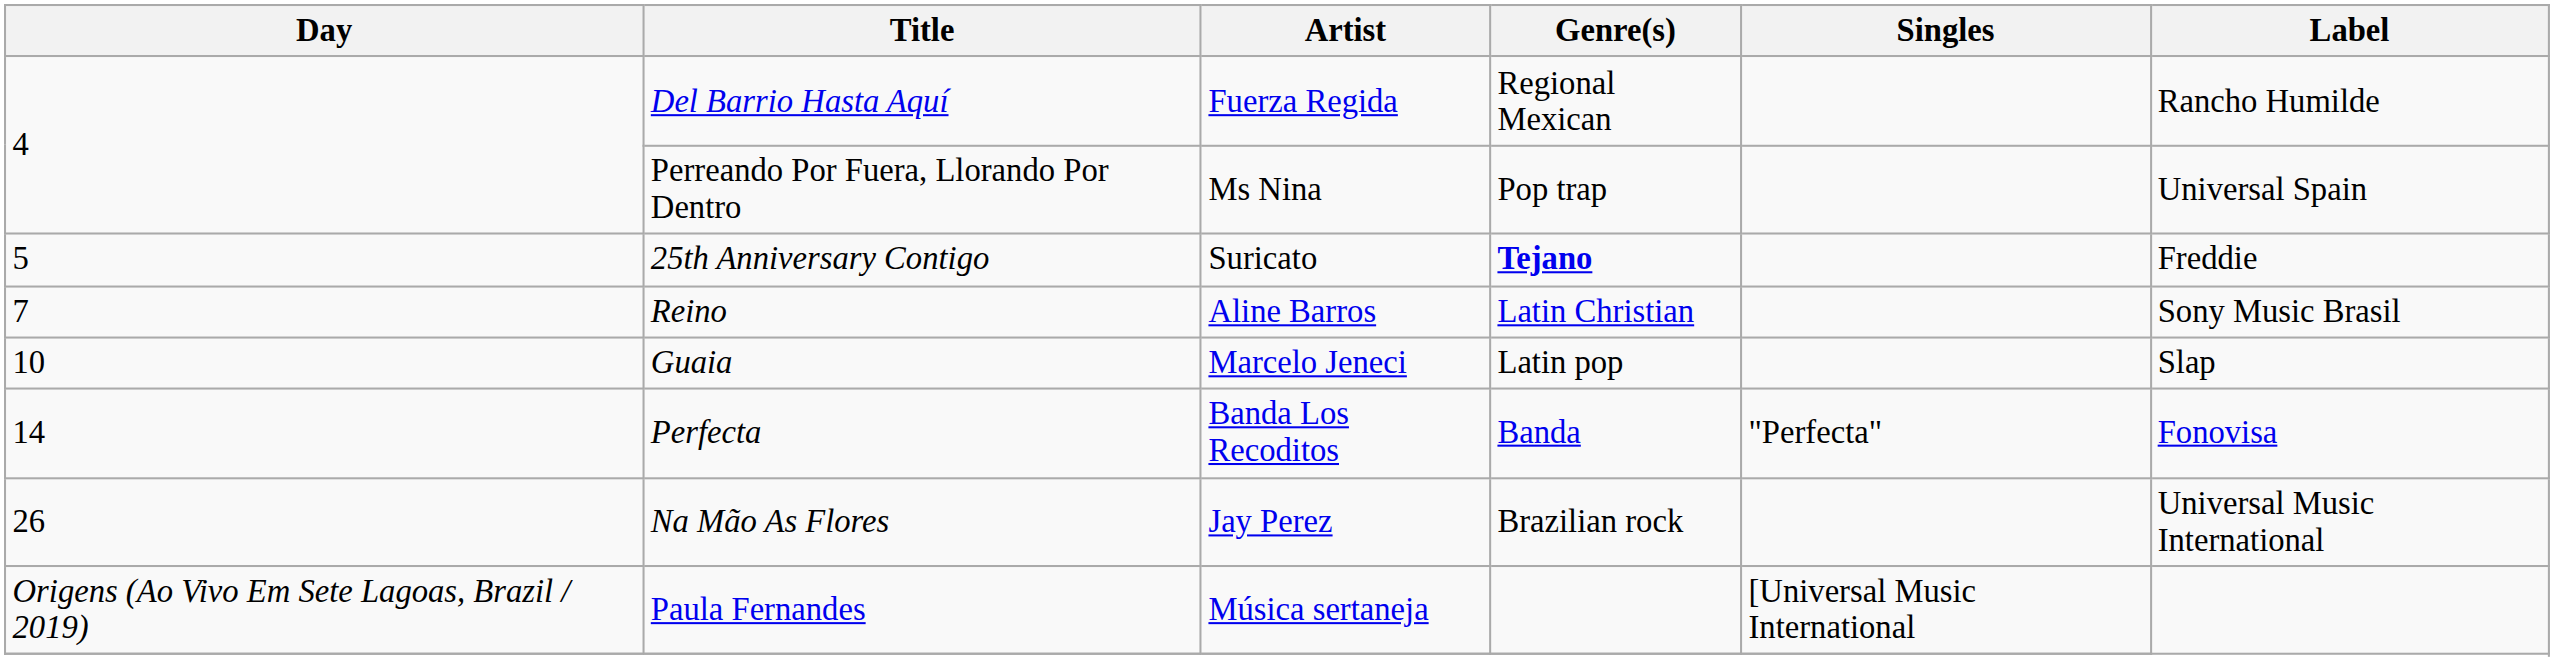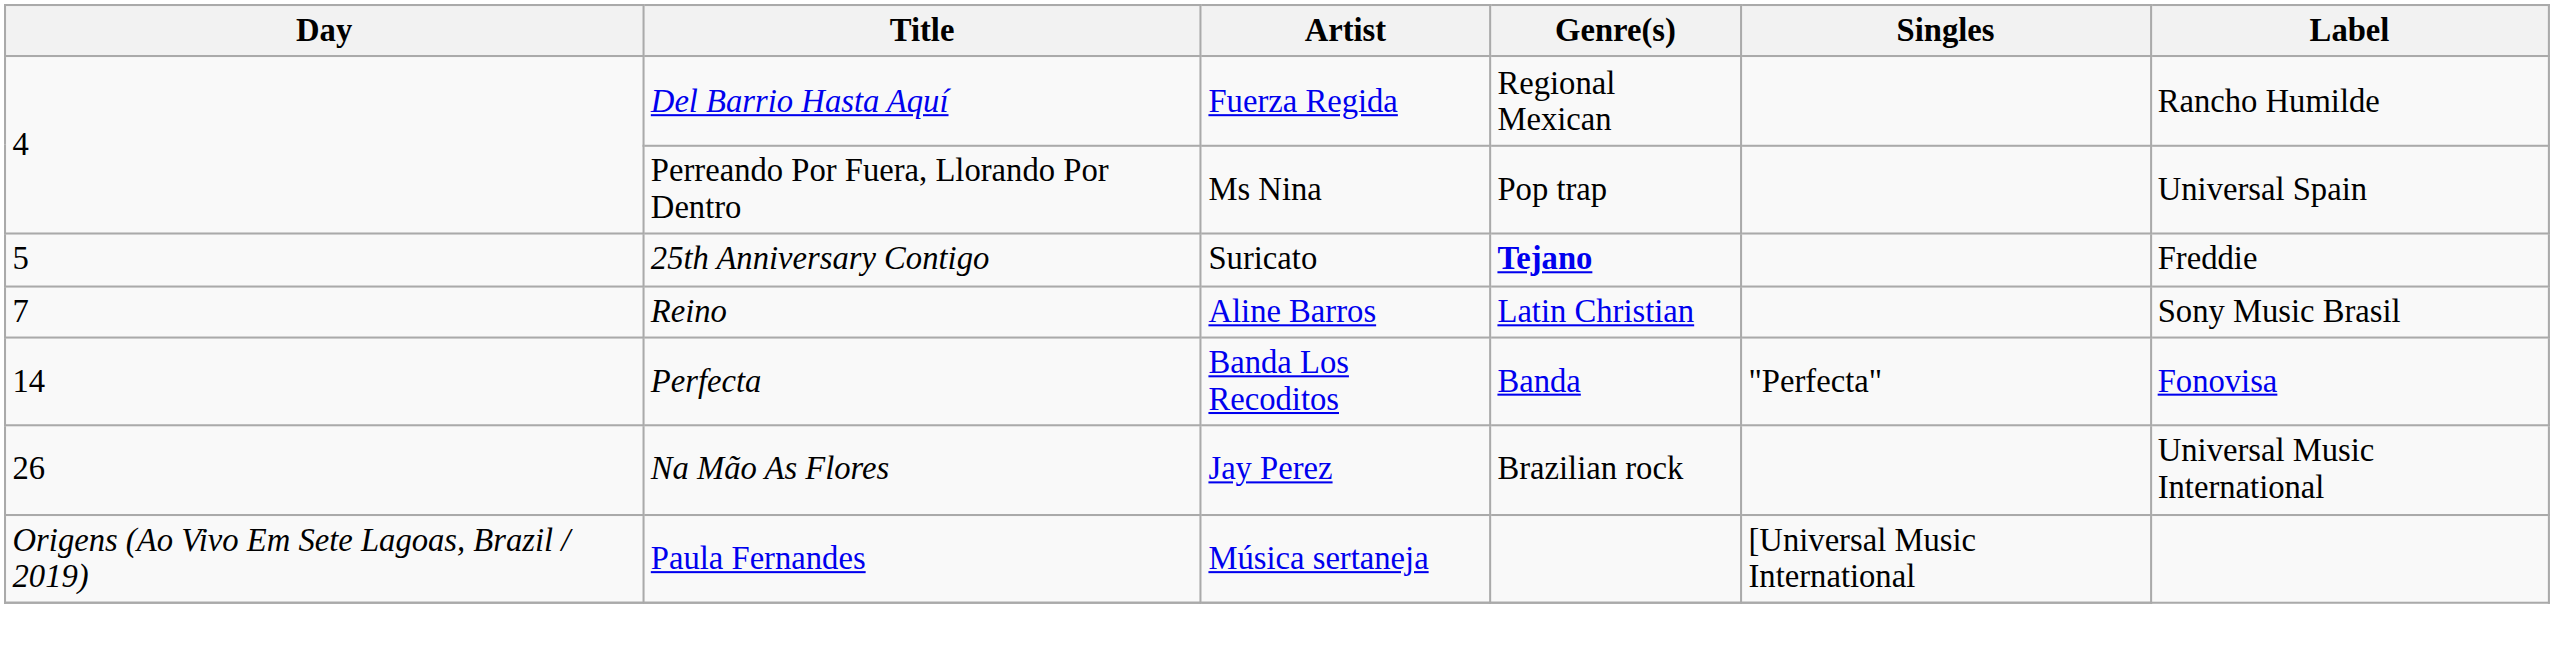- row: (692, 362)
